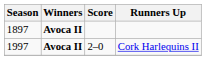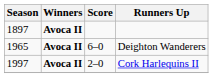+ row: (18, 47)
